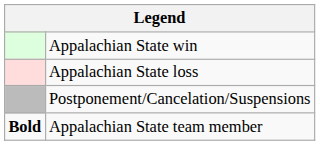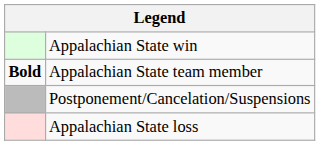rows swapped: (124, 72) <-> (156, 126)
